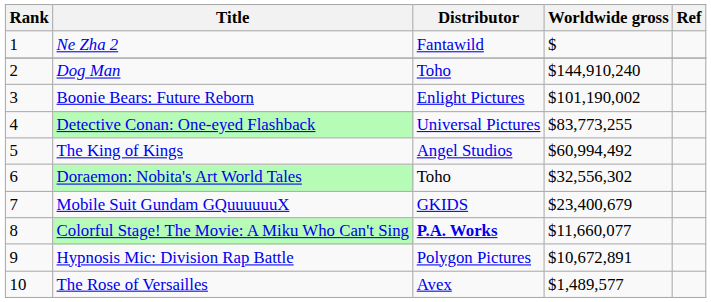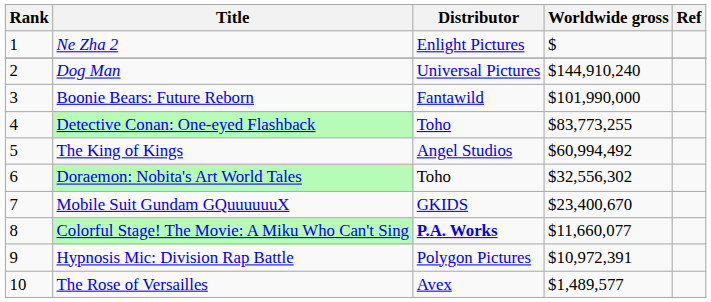(450, 44) Fantawild -> (471, 44) Enlight Pictures
(434, 71) Toho -> (479, 71) Universal Pictures
(471, 97) Enlight Pictures -> (450, 97) Fantawild
(594, 97) $101,190,002 -> (594, 97) $101,990,000
(479, 124) Universal Pictures -> (434, 124) Toho
(590, 204) $23,400,679 -> (590, 204) $23,400,670
(590, 257) $10,672,891 -> (590, 257) $10,972,391
